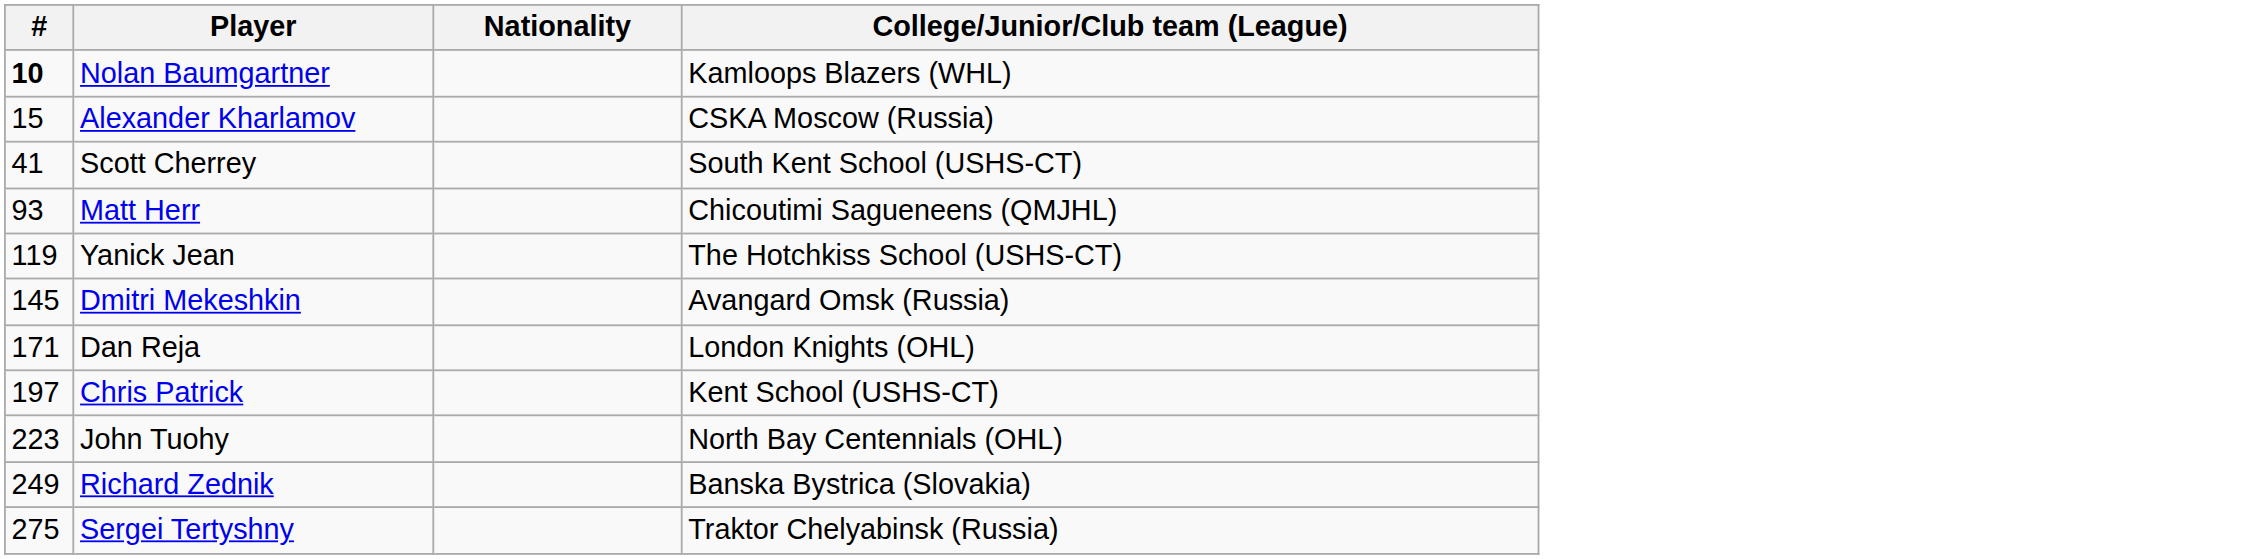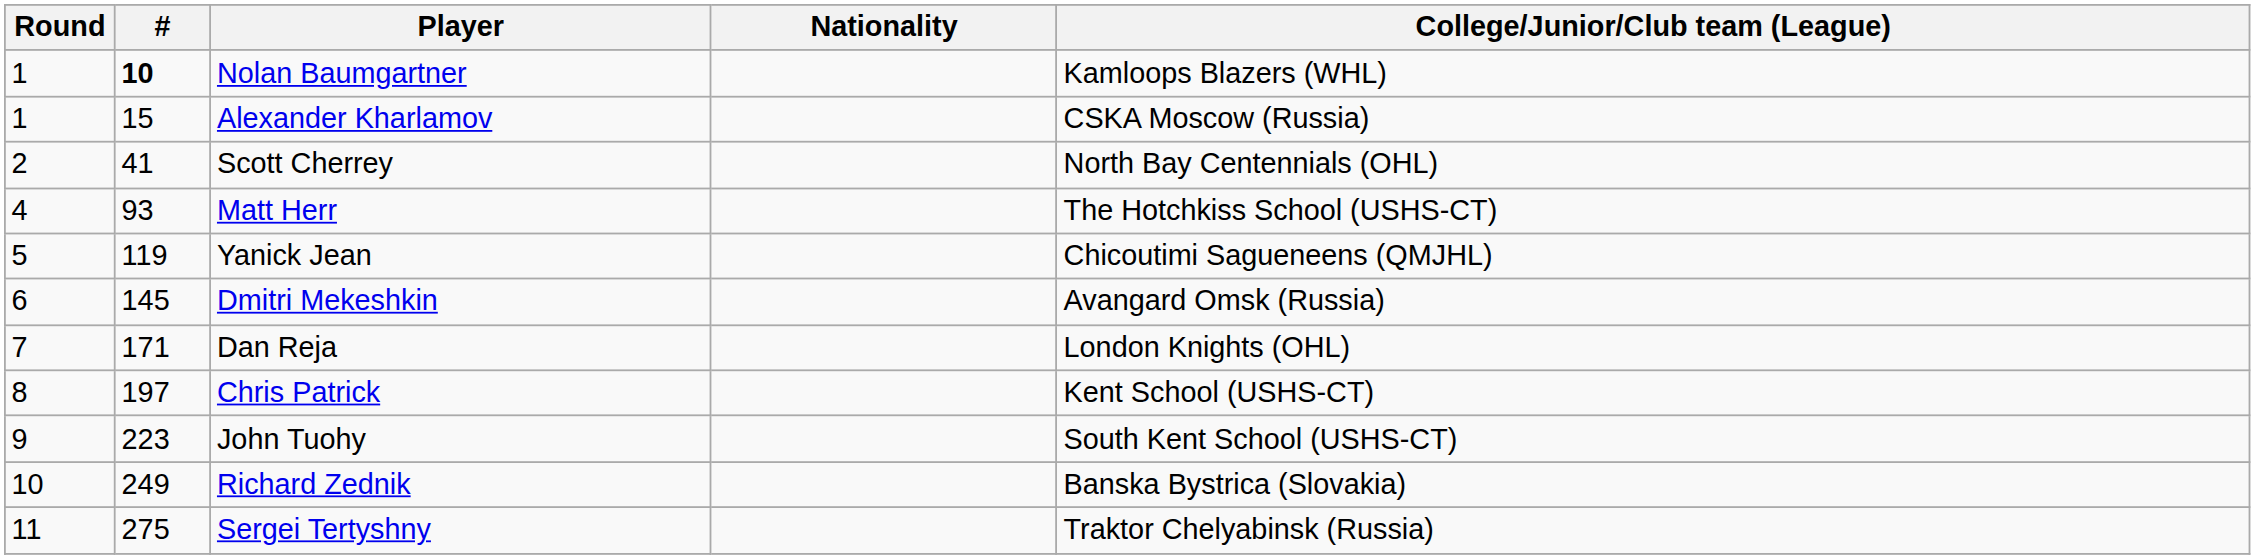+ column: (60, 27)
(885, 164) South Kent School (USHS-CT) -> (1251, 164) North Bay Centennials (OHL)
(903, 210) Chicoutimi Sagueneens (QMJHL) -> (1280, 210) The Hotchkiss School (USHS-CT)
(905, 255) The Hotchkiss School (USHS-CT) -> (1278, 255) Chicoutimi Sagueneens (QMJHL)
(876, 438) North Bay Centennials (OHL) -> (1260, 438) South Kent School (USHS-CT)
